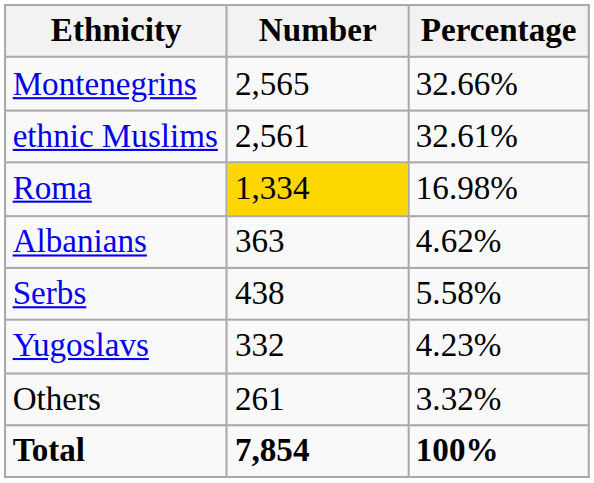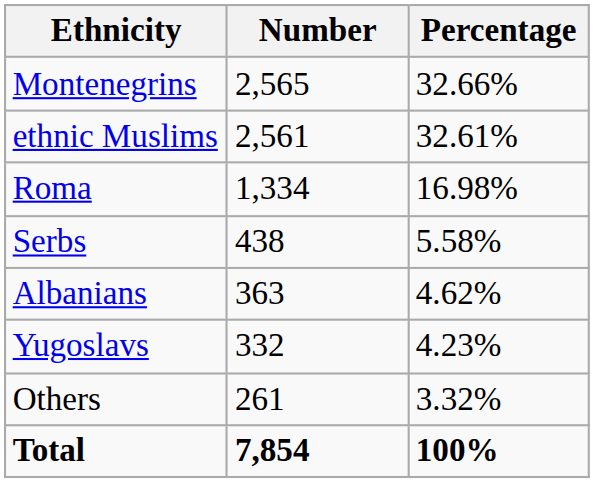(272, 188) gold background -> (272, 188) no background
rows swapped: (49, 293) <-> (80, 240)
